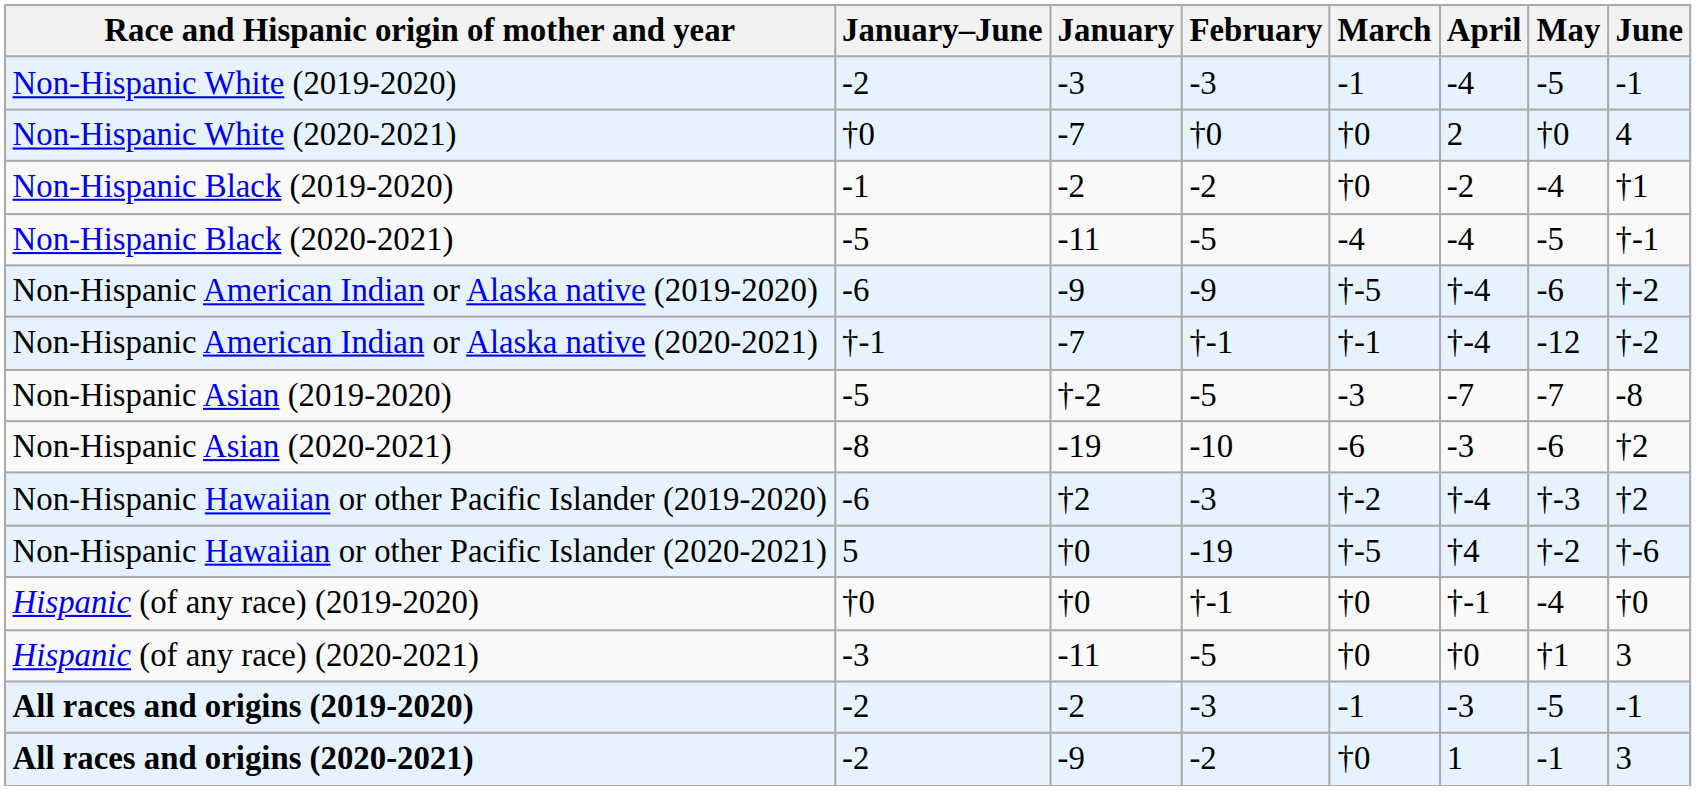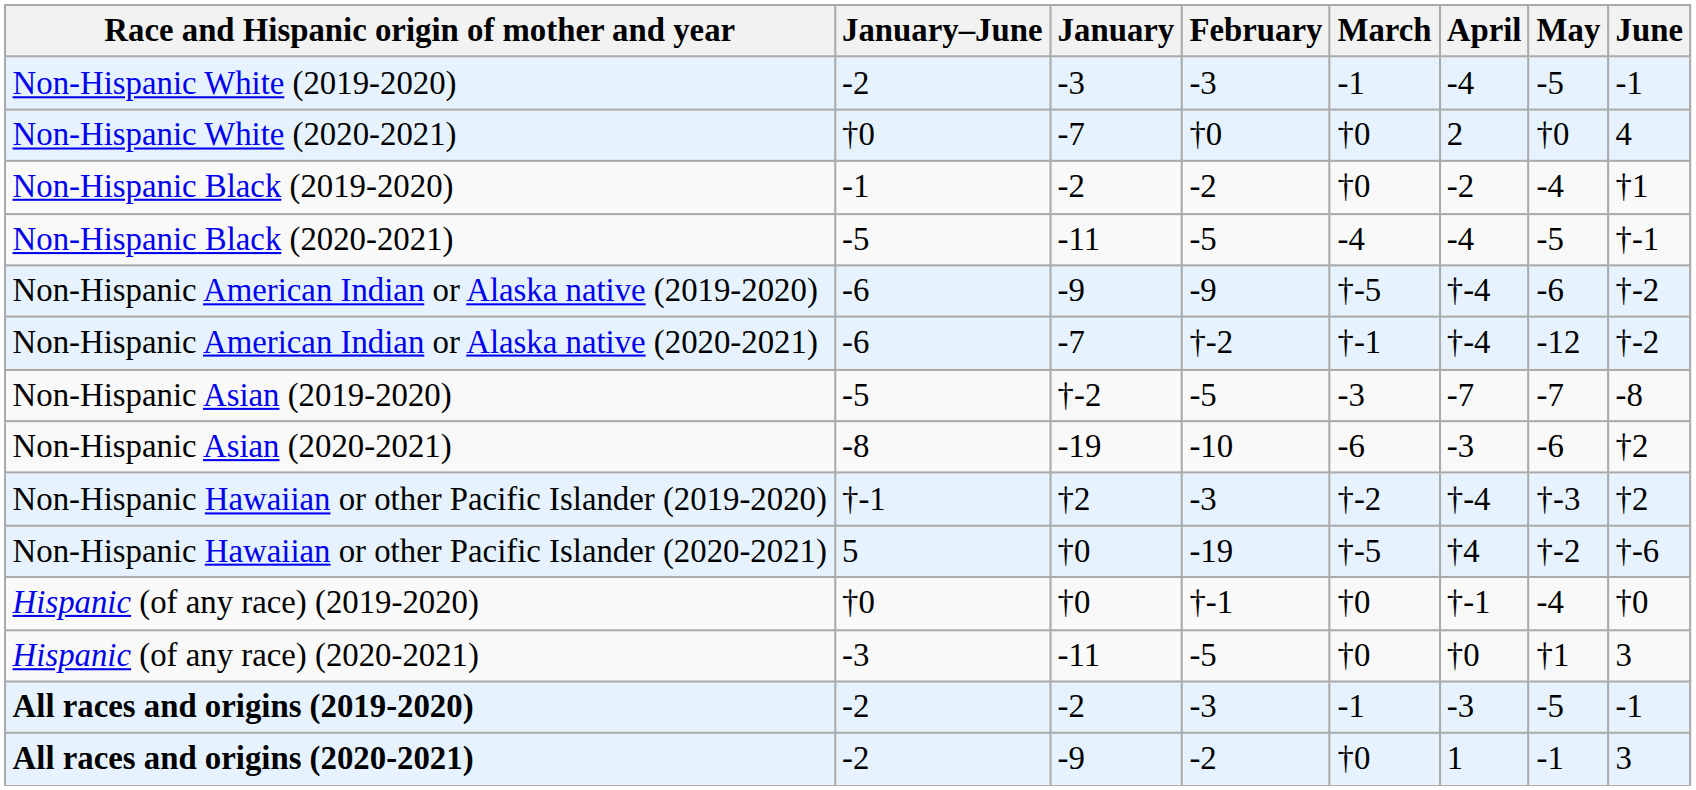(864, 342) †-1 -> (856, 342) -6
(1211, 342) †-1 -> (1211, 342) †-2
(856, 498) -6 -> (864, 498) †-1
